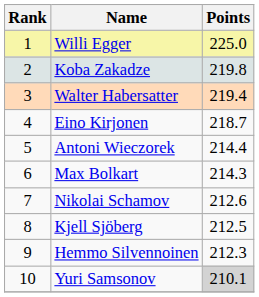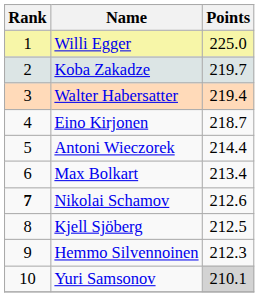(228, 69) 219.8 -> (228, 69) 219.7
(228, 174) 214.3 -> (228, 174) 213.4
(28, 200) normal -> (28, 200) bold
